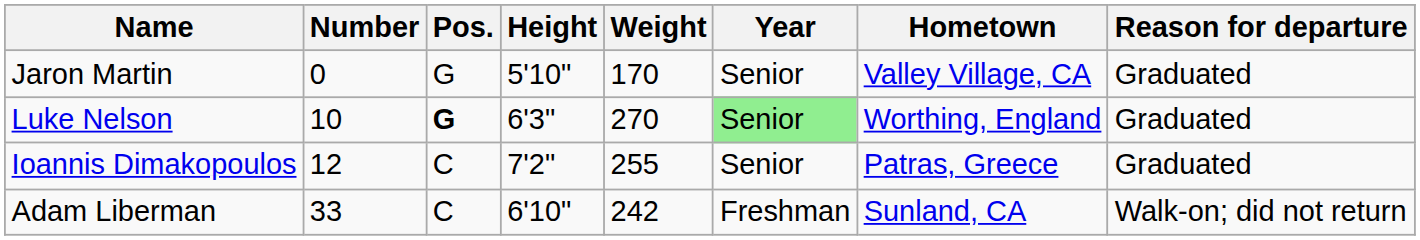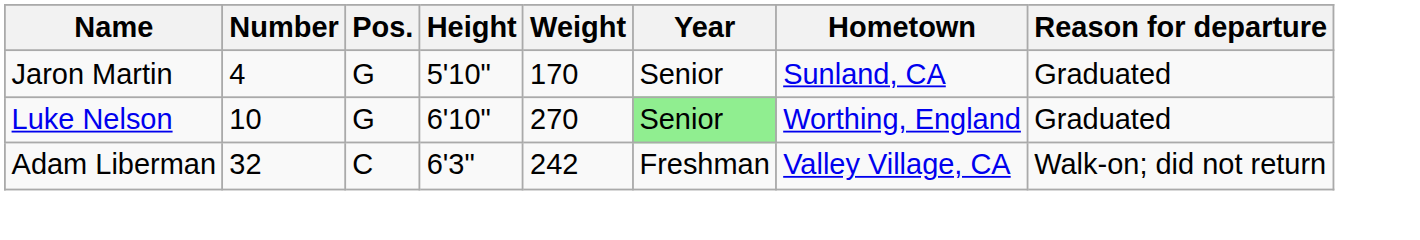(318, 73) 0 -> (237, 73) 4
(977, 73) Valley Village, CA -> (864, 73) Sunland, CA
(444, 119) bold -> (363, 119) normal
(531, 119) 6'3" -> (459, 119) 6'10"
- row: (154, 165)
(326, 211) 33 -> (245, 165) 32
(539, 211) 6'10" -> (451, 165) 6'3"
(945, 211) Sunland, CA -> (897, 165) Valley Village, CA
